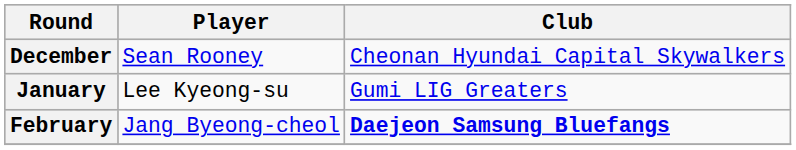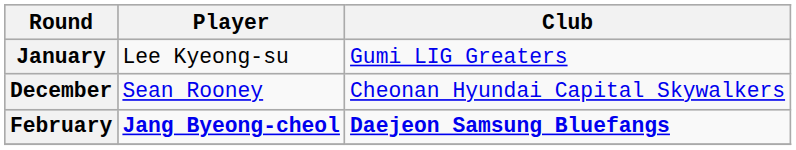rows swapped: (61, 57) <-> (61, 92)
(231, 126) normal -> (231, 126) bold
